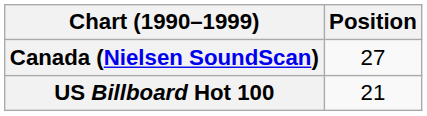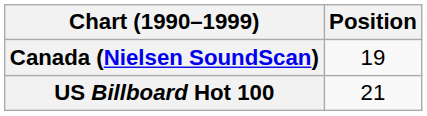(373, 57) 27 -> (373, 57) 19
